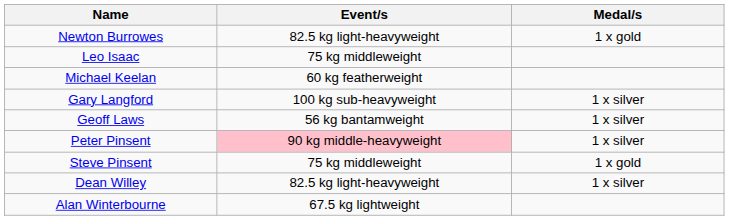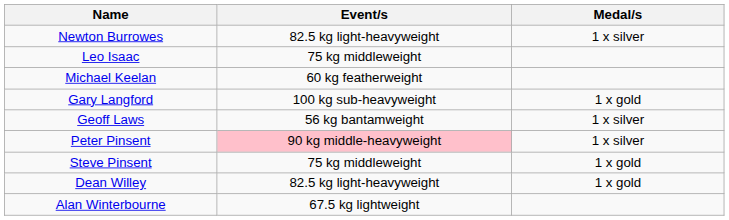(618, 36) 1 x gold -> (618, 36) 1 x silver
(618, 99) 1 x silver -> (618, 99) 1 x gold
(618, 183) 1 x silver -> (618, 183) 1 x gold
